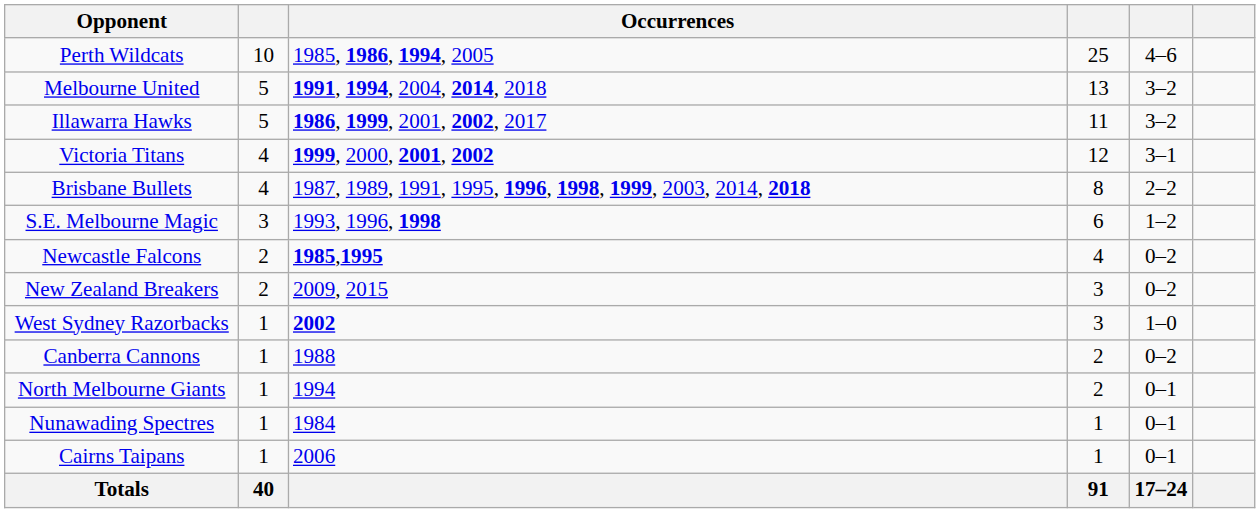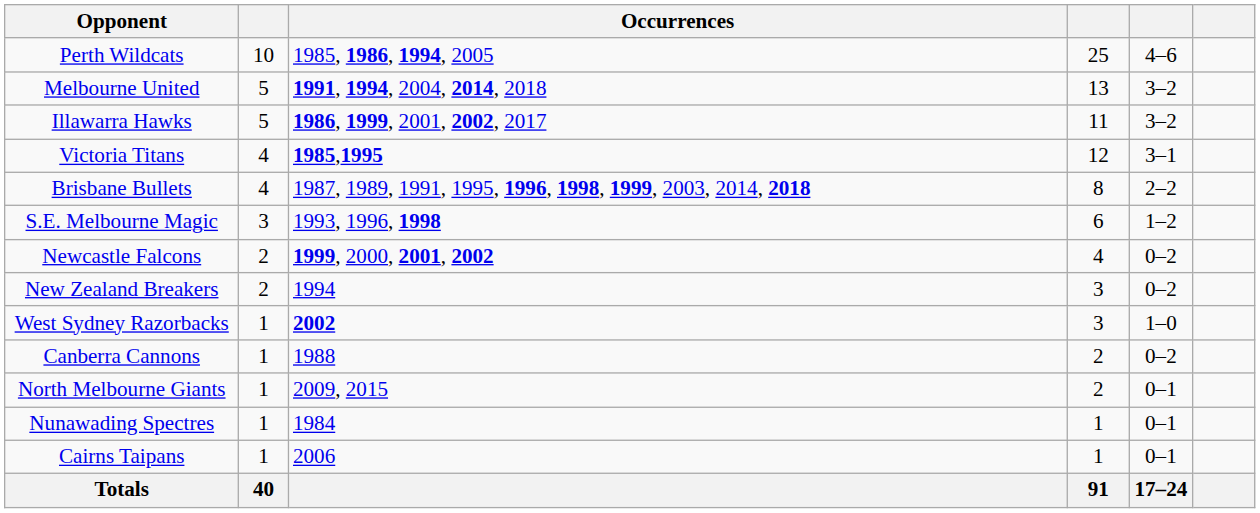(393, 155) 1999, 2000, 2001, 2002 -> (338, 155) 1985,1995
(338, 255) 1985,1995 -> (393, 255) 1999, 2000, 2001, 2002
(341, 289) 2009, 2015 -> (314, 289) 1994
(314, 389) 1994 -> (341, 389) 2009, 2015
